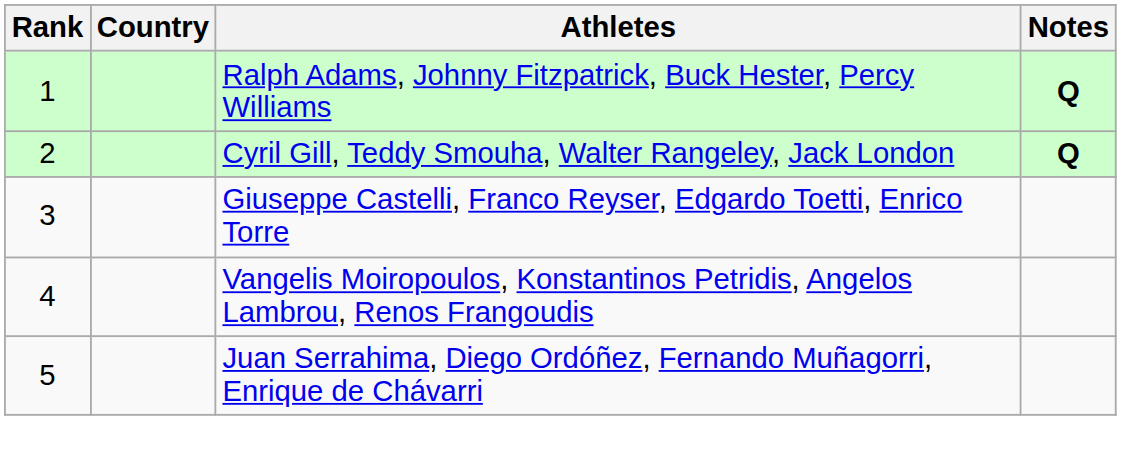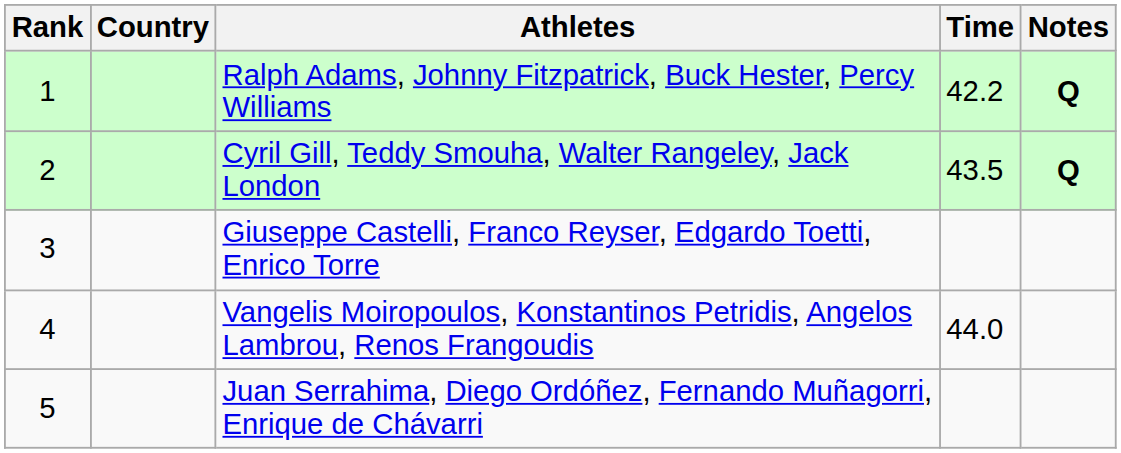+ column: (980, 27)
